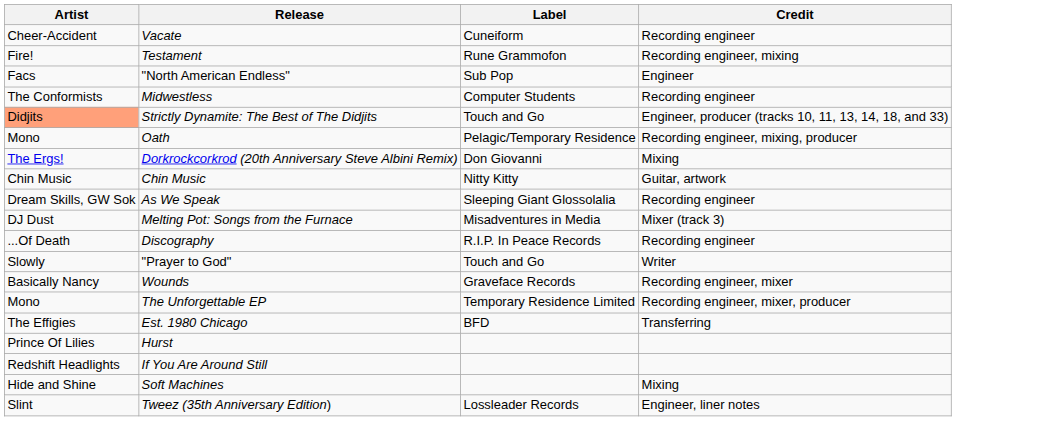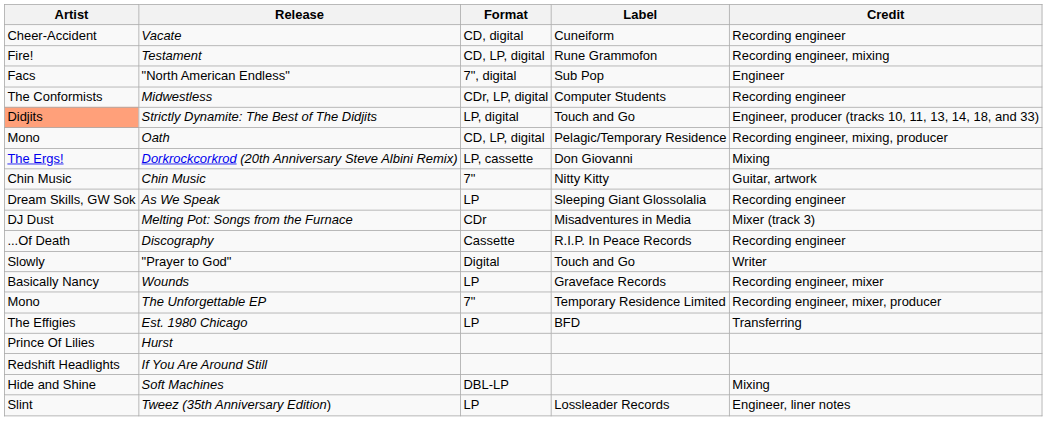+ column: (506, 14)
